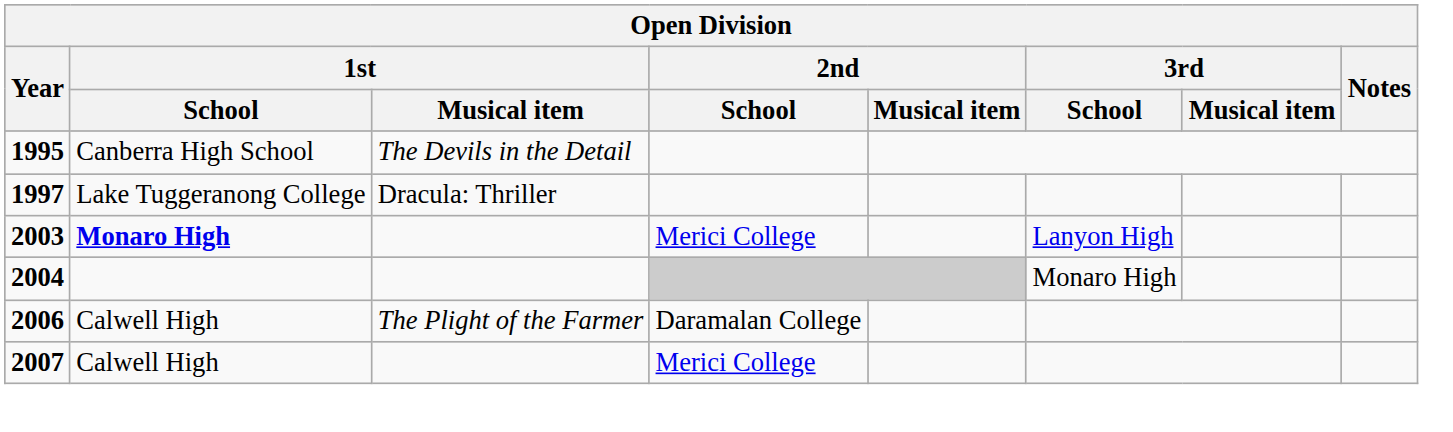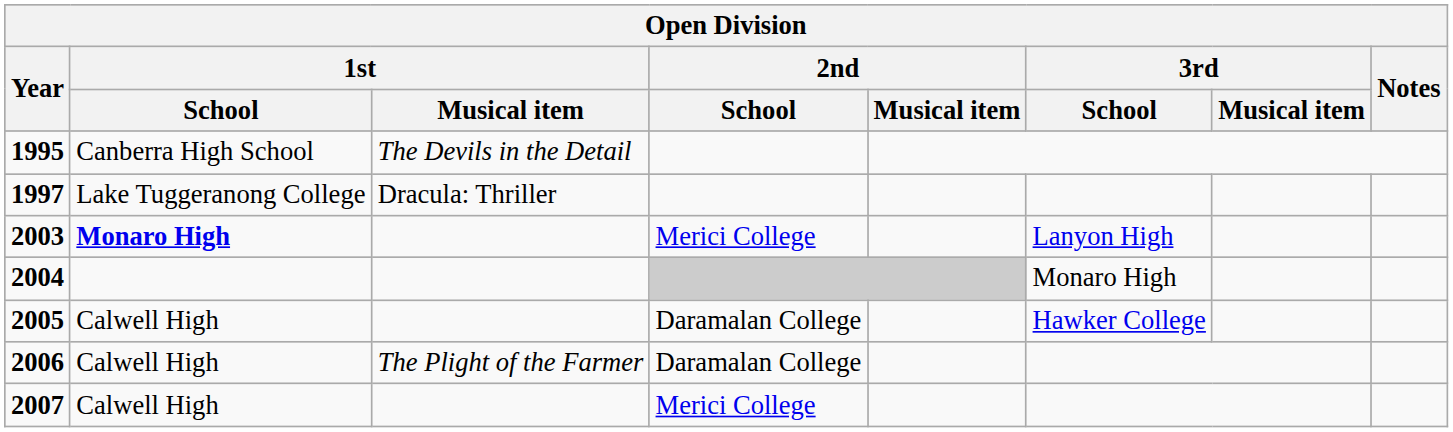+ row: (38, 320)
